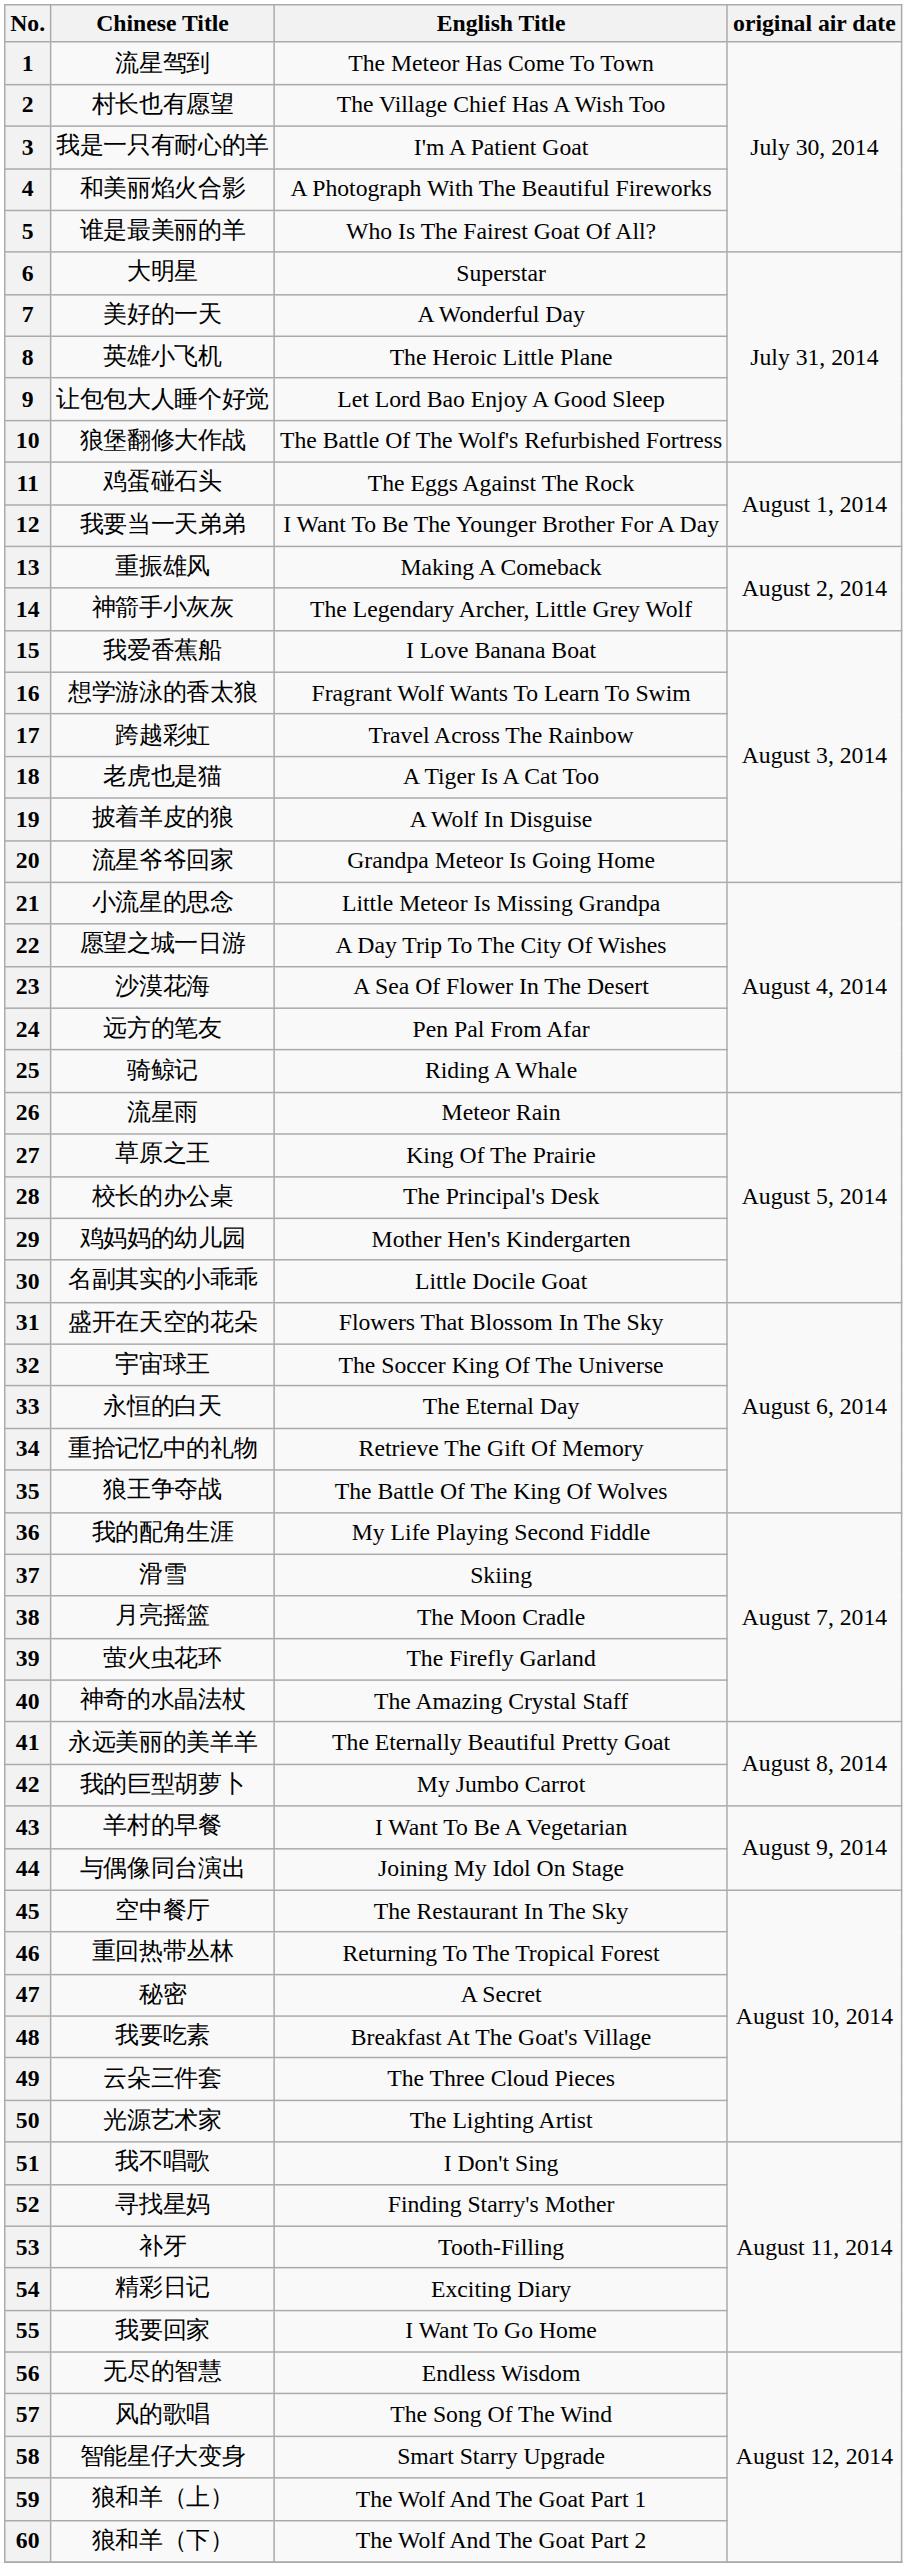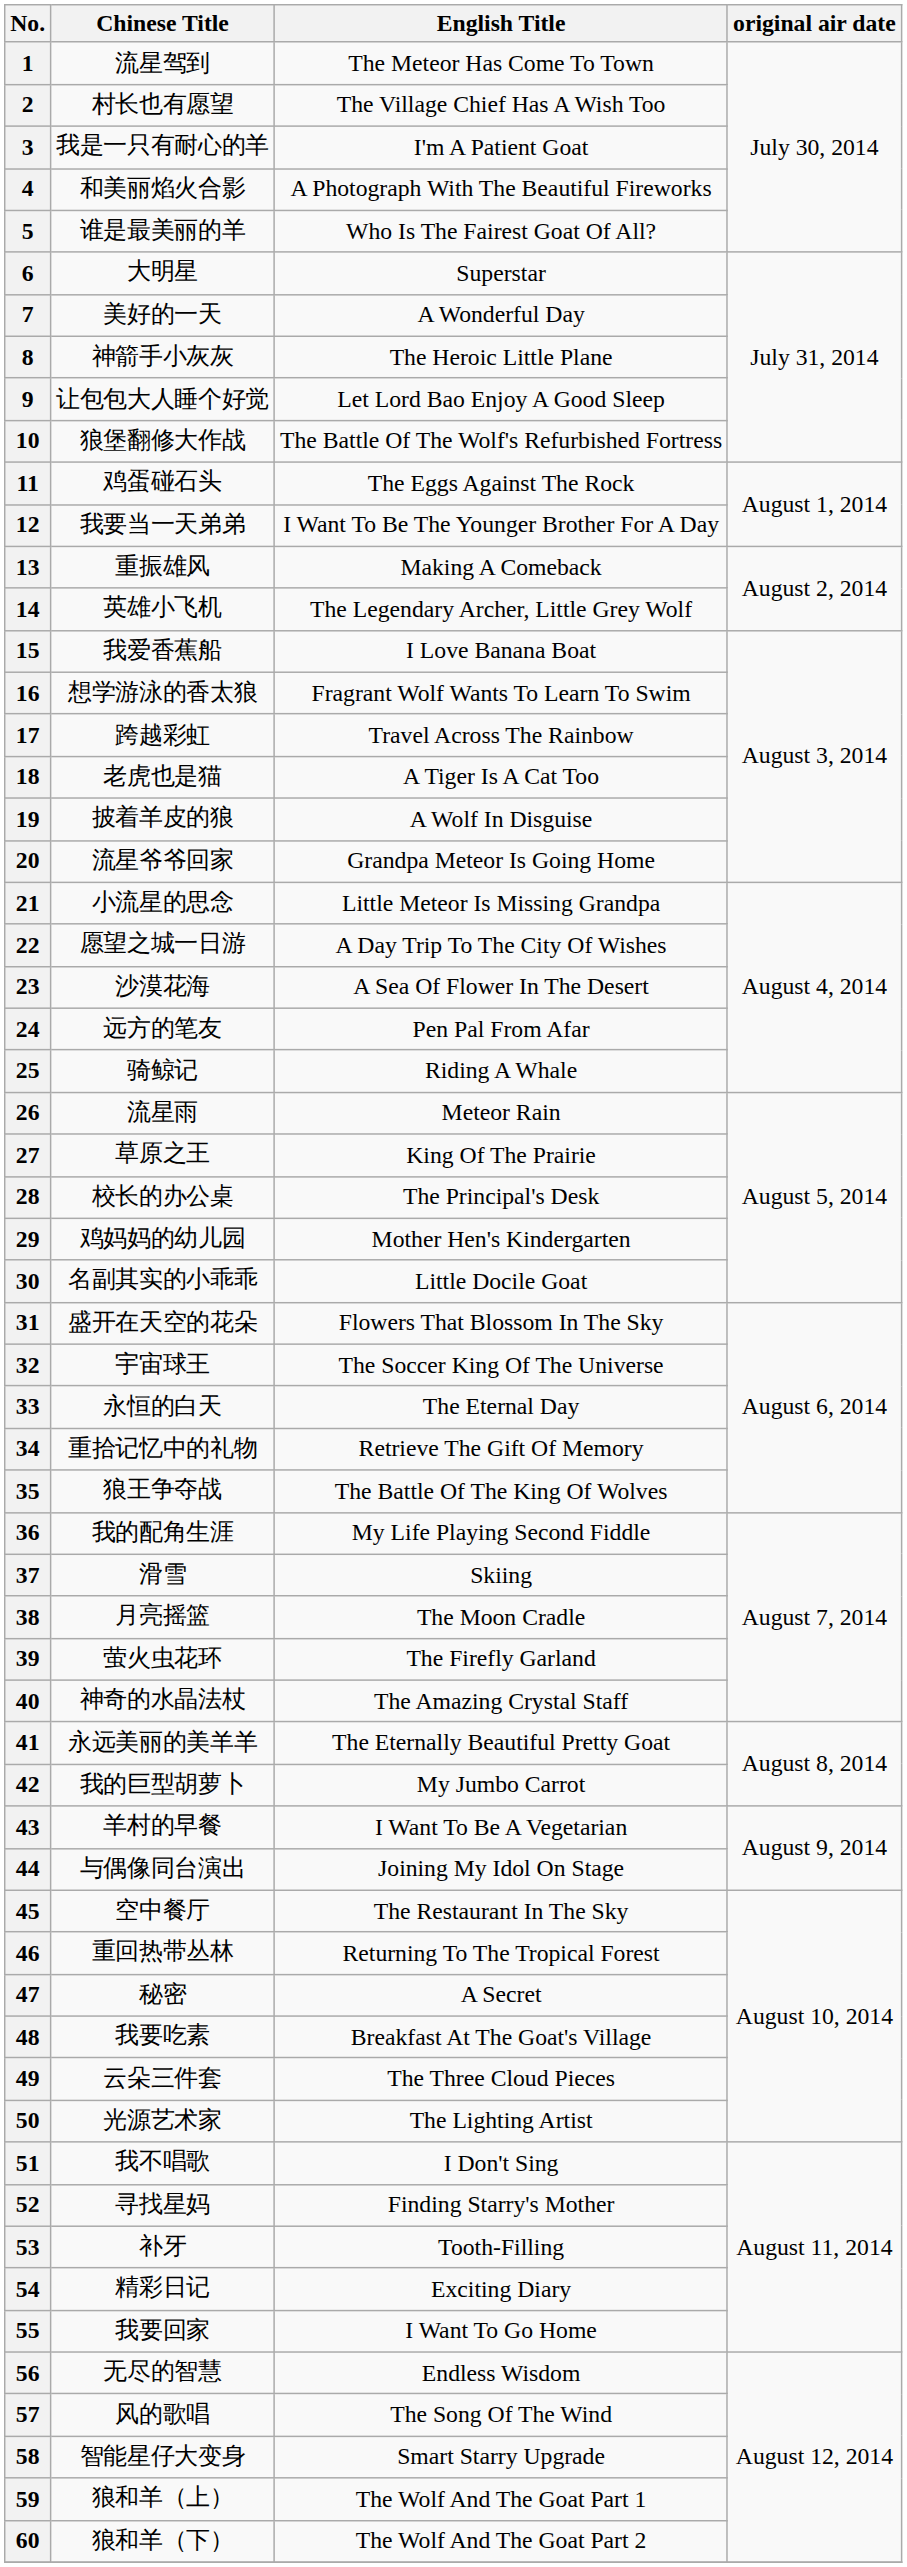(163, 356) 英雄小飞机 -> (163, 356) 神箭手小灰灰
(163, 608) 神箭手小灰灰 -> (163, 608) 英雄小飞机
